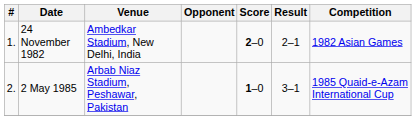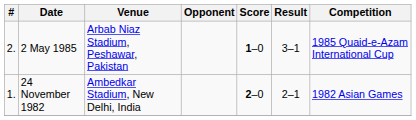rows swapped: (45, 42) <-> (49, 89)
